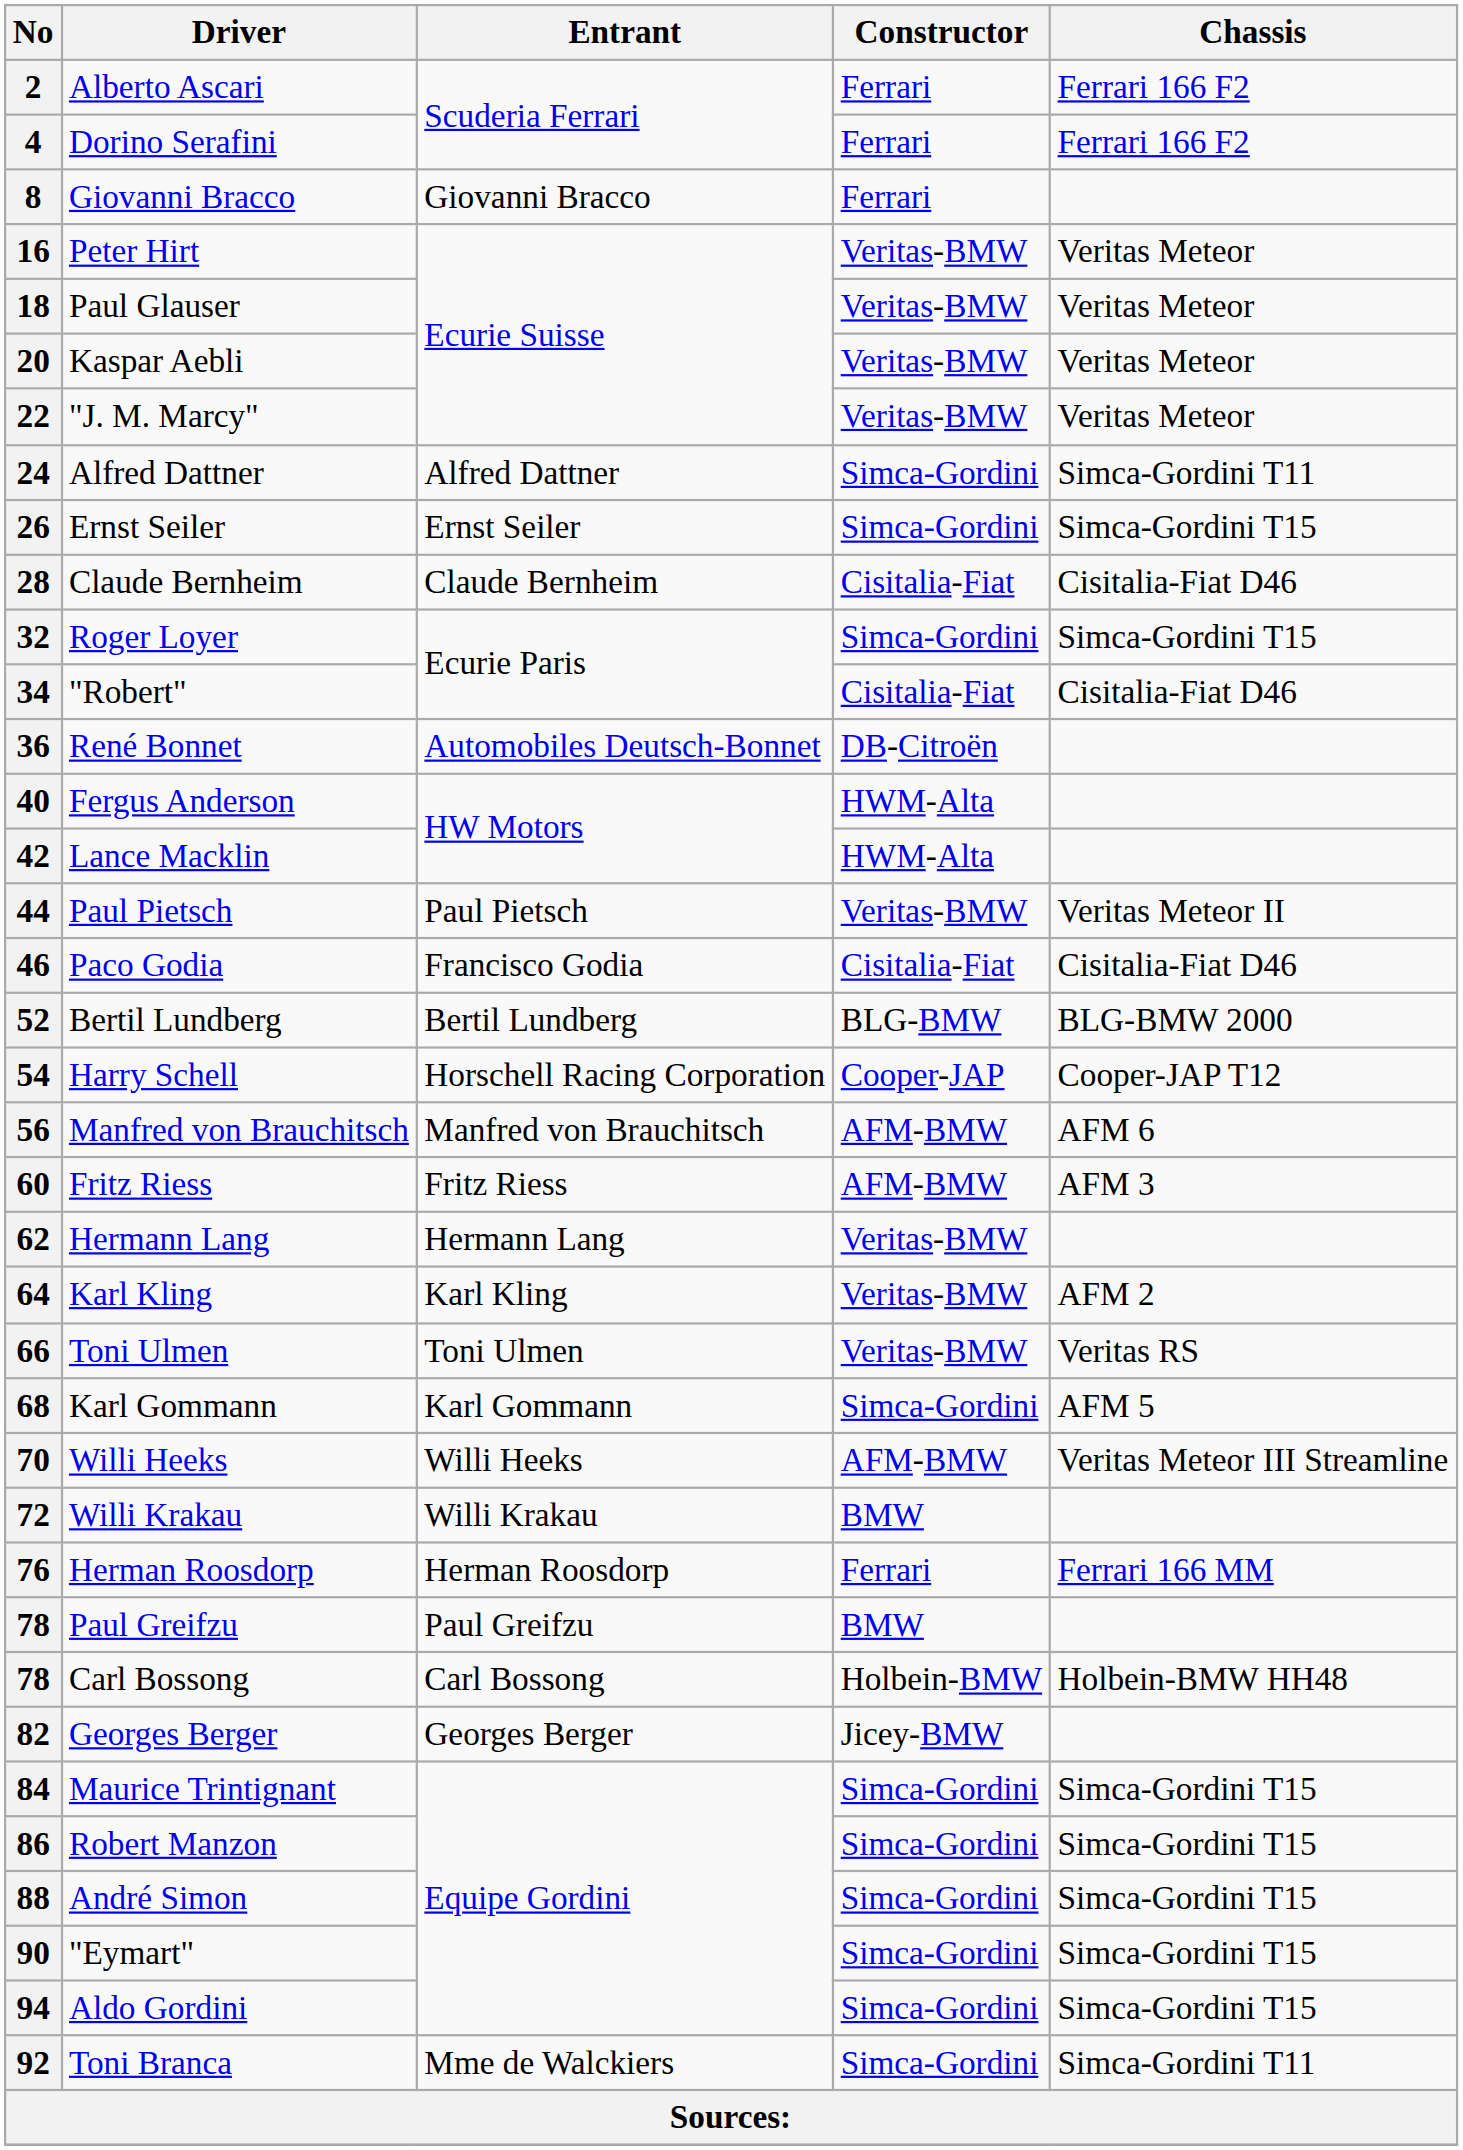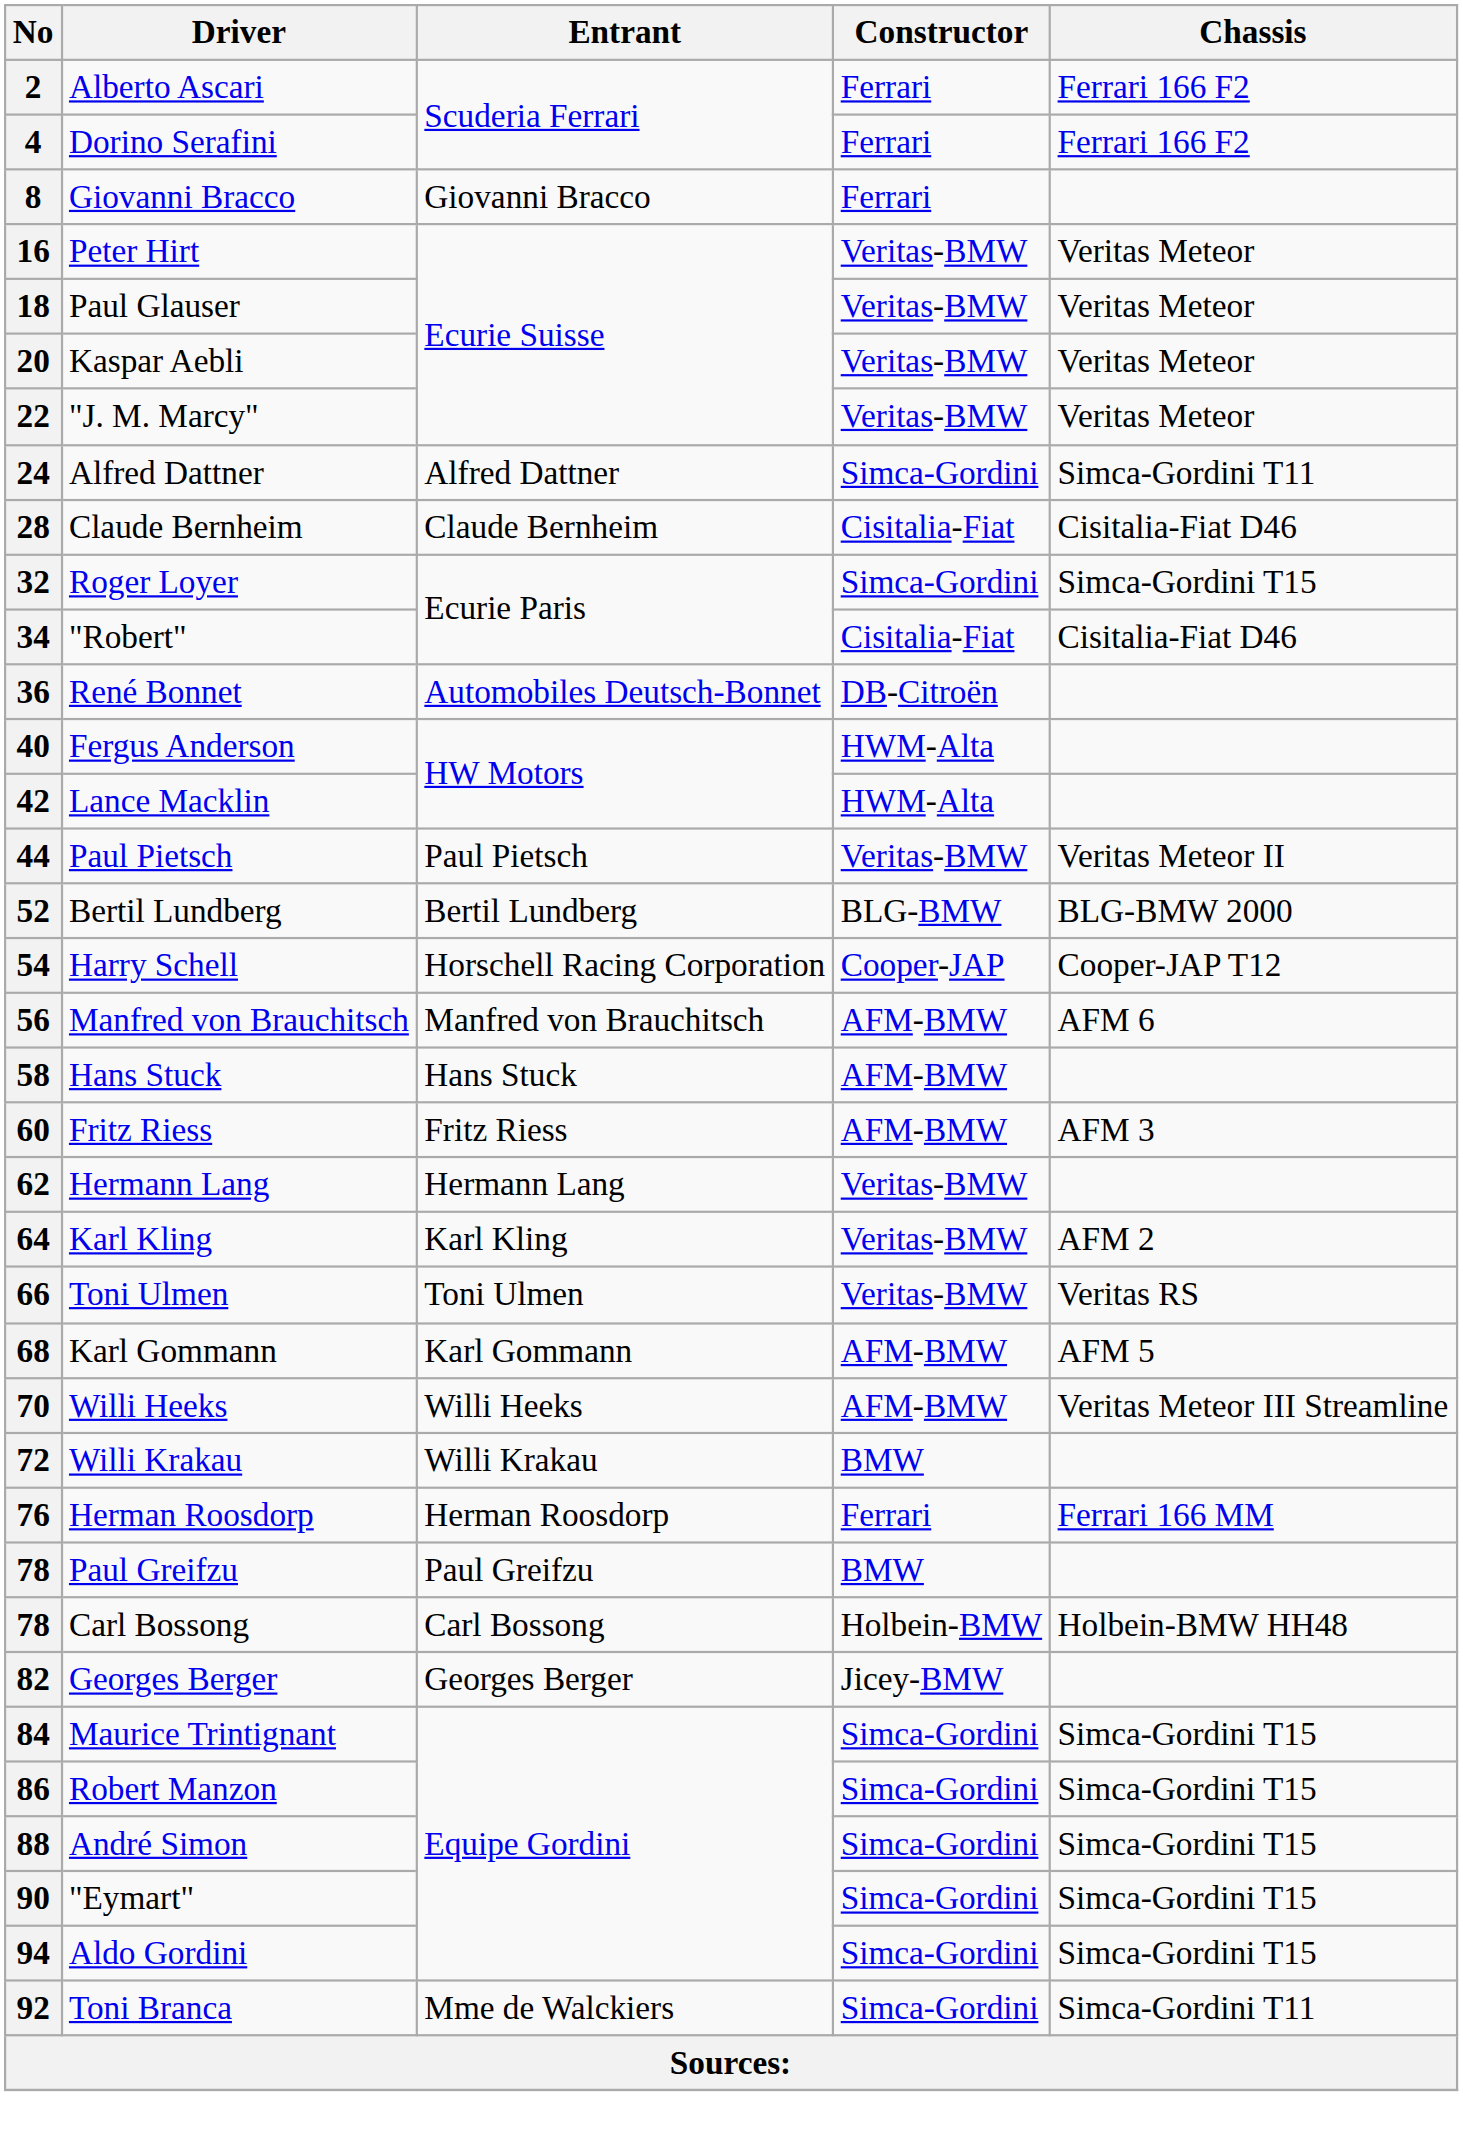- row: (33, 526)
- row: (33, 965)
+ row: (33, 1074)
(940, 1404) Simca-Gordini -> (924, 1349) AFM-BMW
